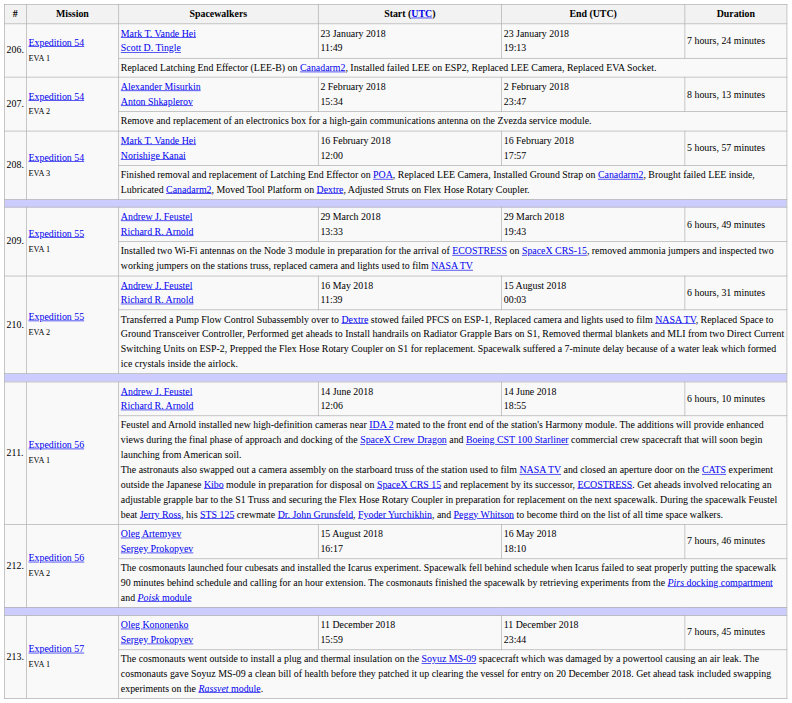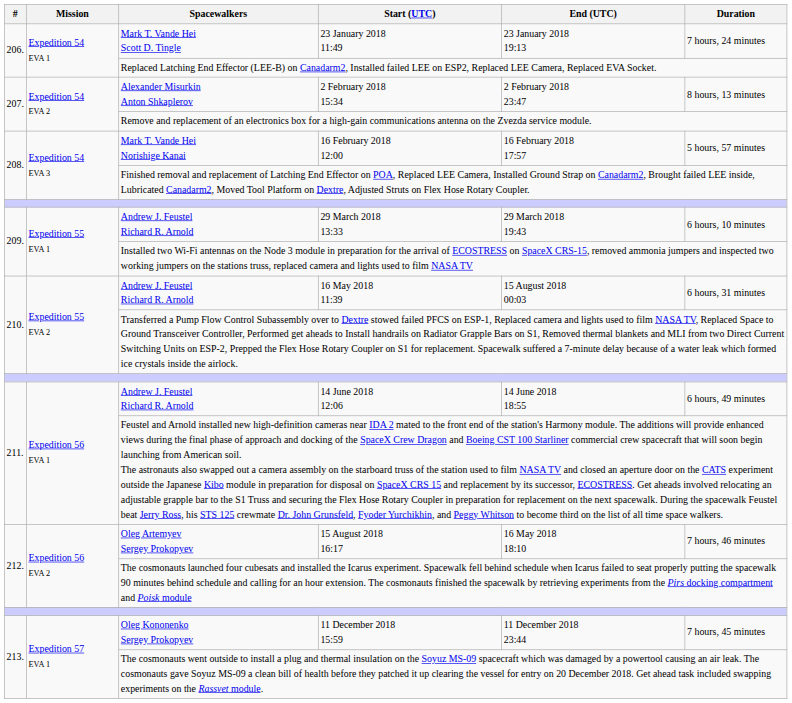(726, 224) 6 hours, 49 minutes -> (726, 224) 6 hours, 10 minutes
(726, 398) 6 hours, 10 minutes -> (726, 398) 6 hours, 49 minutes
